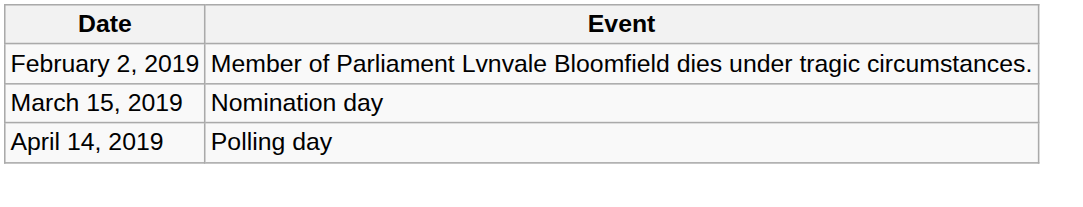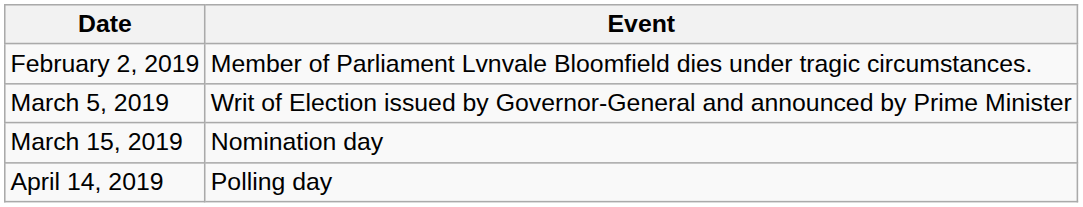+ row: (90, 102)
